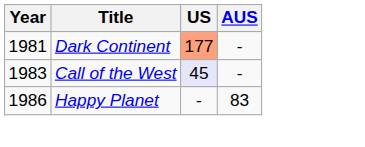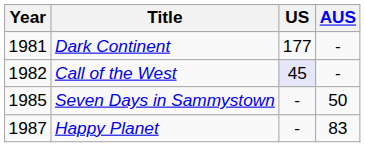(199, 45) lightsalmon background -> (297, 45) no background
(28, 73) 1983 -> (28, 73) 1982
+ row: (165, 100)
(28, 100) 1986 -> (28, 127) 1987
